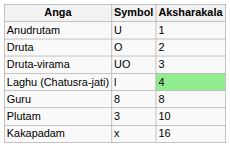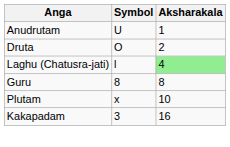- row: (38, 64)
(117, 116) 3 -> (117, 99) x
(117, 133) x -> (117, 116) 3
